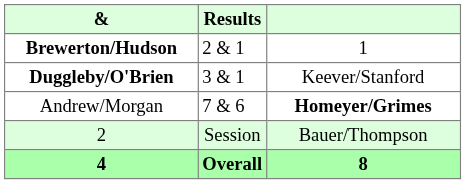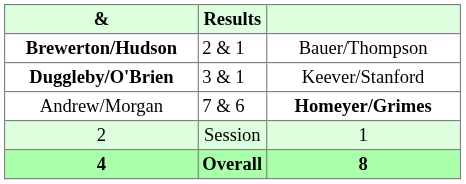(363, 47) 1 -> (363, 47) Bauer/Thompson
(363, 134) Bauer/Thompson -> (363, 134) 1
